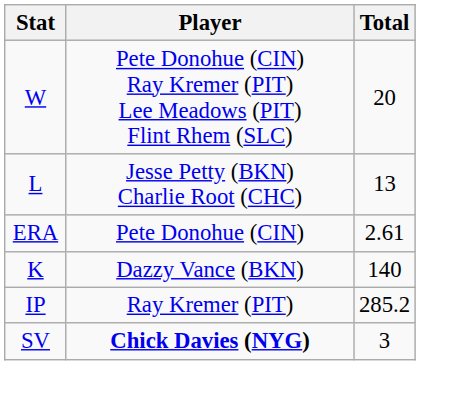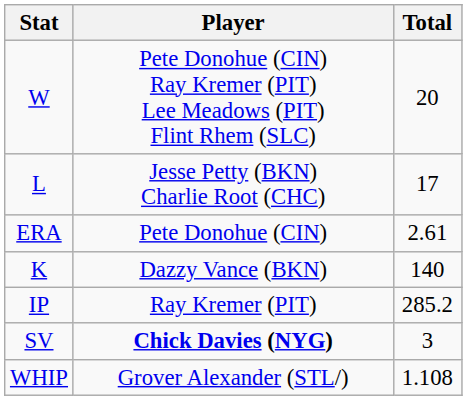(385, 184) 13 -> (427, 184) 17
+ row: (39, 376)
